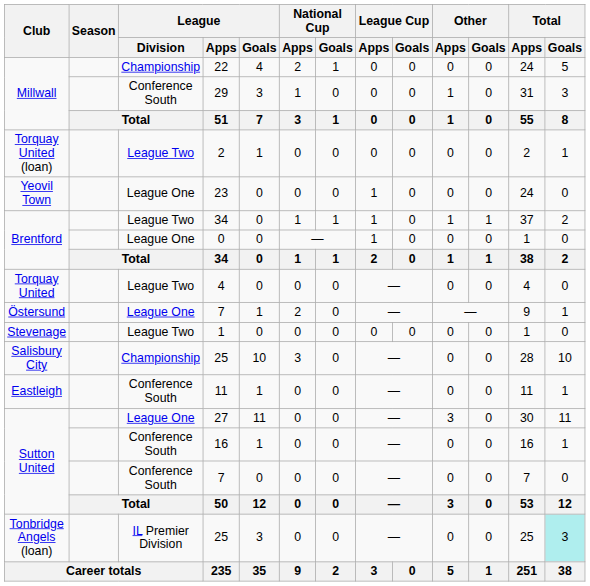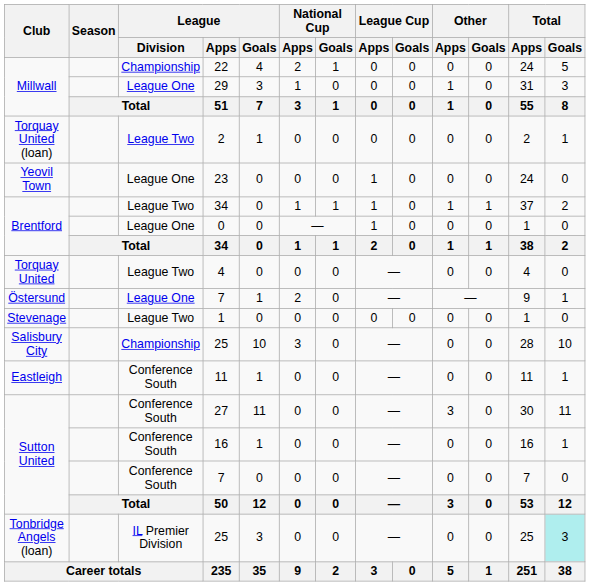(161, 93) Conference South -> (161, 86) League One
(161, 418) League One -> (161, 411) Conference South
